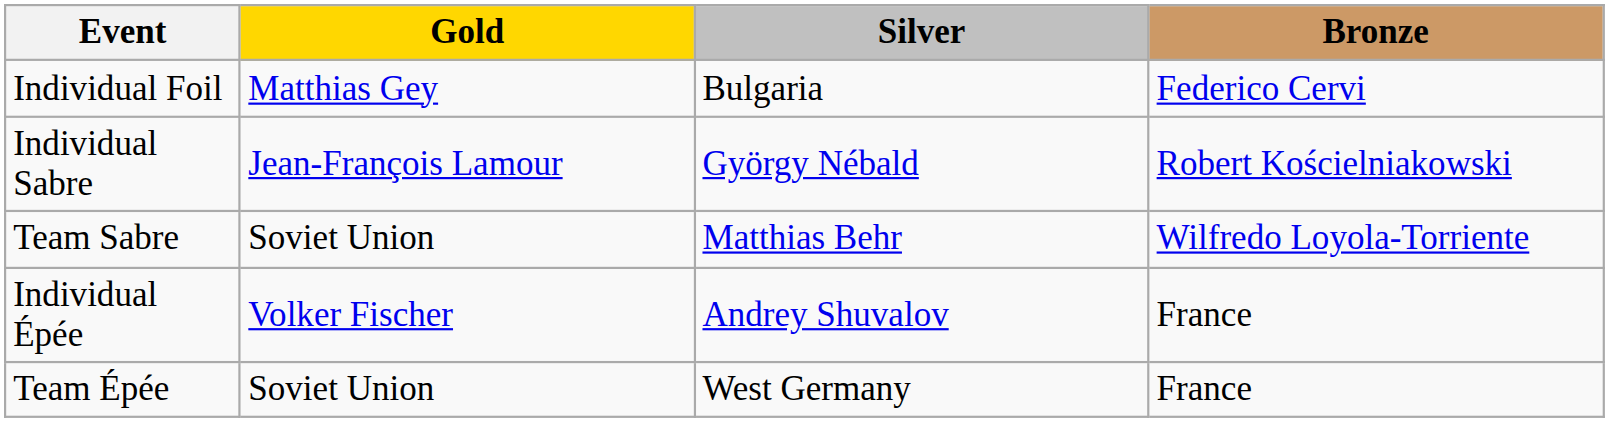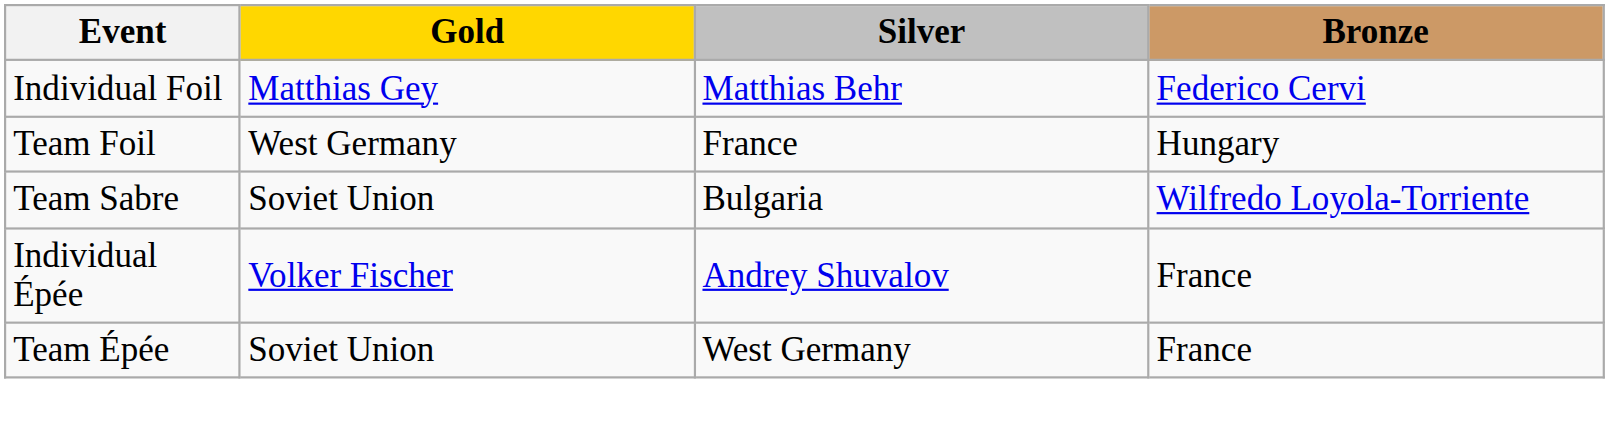(763, 87) Bulgaria -> (802, 87) Matthias Behr
+ row: (84, 143)
- row: (85, 163)
(802, 238) Matthias Behr -> (763, 198) Bulgaria
